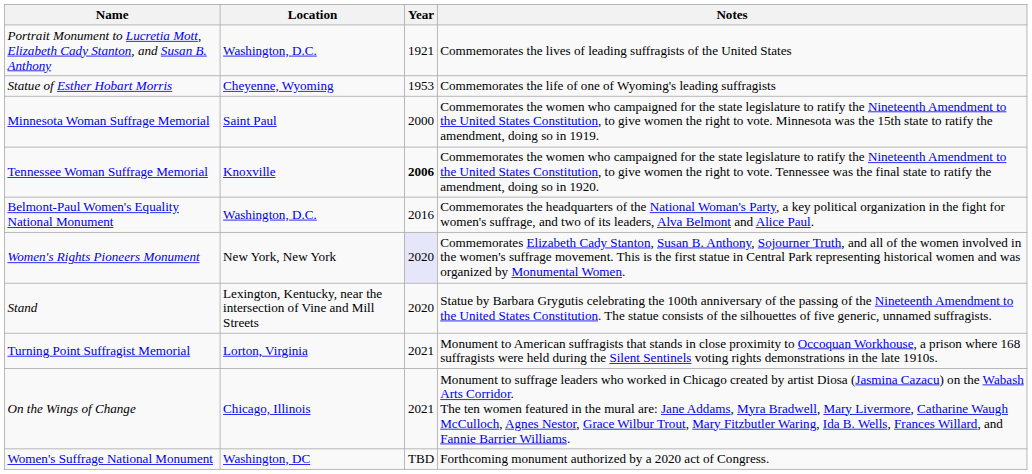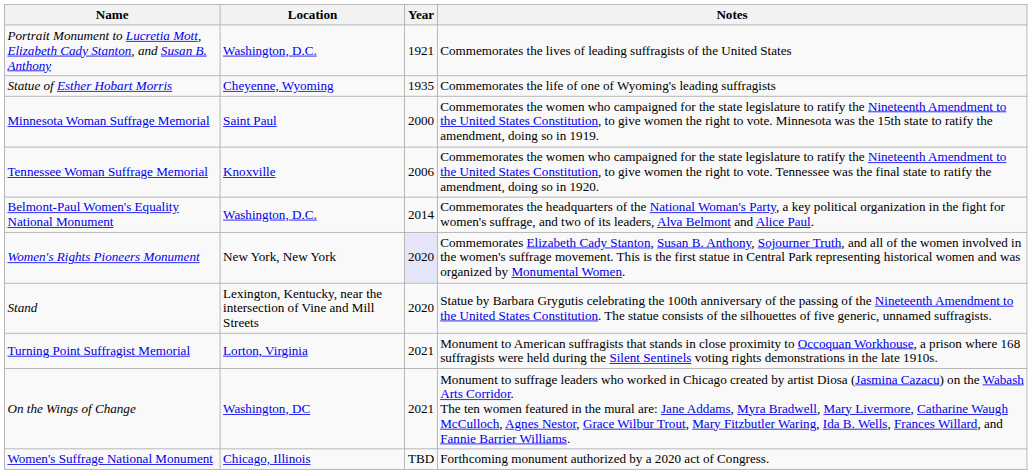(421, 86) 1953 -> (421, 86) 1935
(421, 171) bold -> (421, 171) normal
(421, 214) 2016 -> (421, 214) 2014
(267, 408) Chicago, Illinois -> (267, 408) Washington, DC
(267, 459) Washington, DC -> (267, 459) Chicago, Illinois
